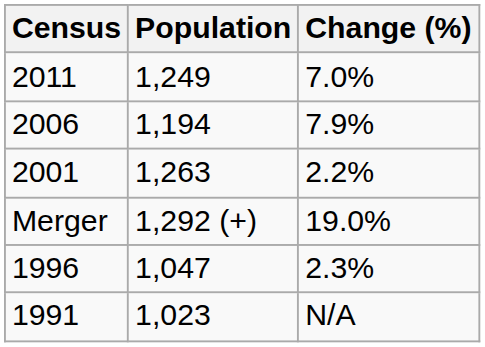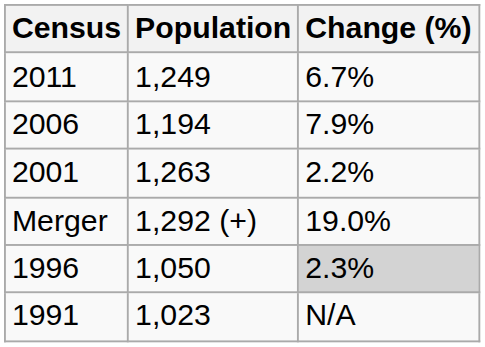(340, 76) 7.0% -> (340, 76) 6.7%
(173, 268) 1,047 -> (173, 268) 1,050
(340, 268) no background -> (340, 268) lightgrey background
